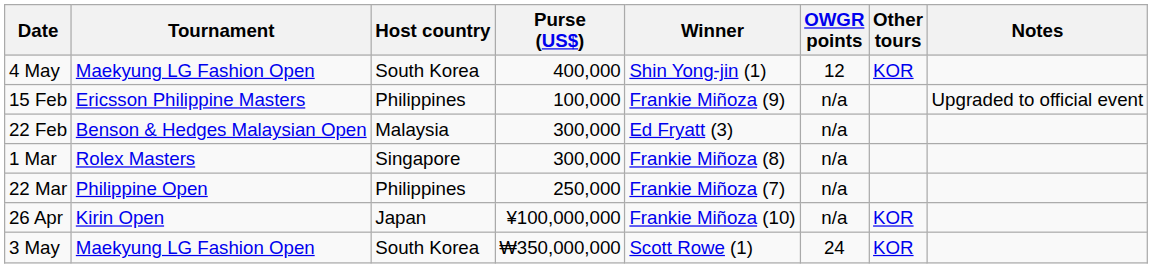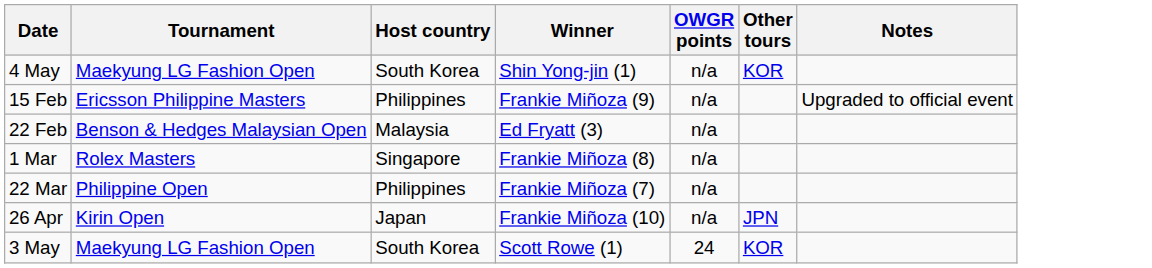- column: (560, 30)
(834, 70) 12 -> (704, 70) n/a
(893, 218) KOR -> (761, 218) JPN
